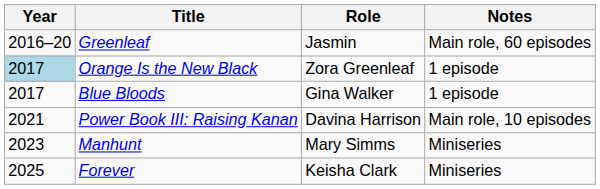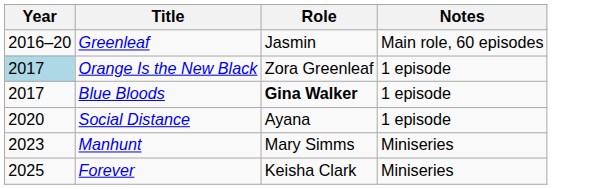(349, 94) normal -> (311, 94) bold
+ row: (134, 119)
- row: (188, 119)
